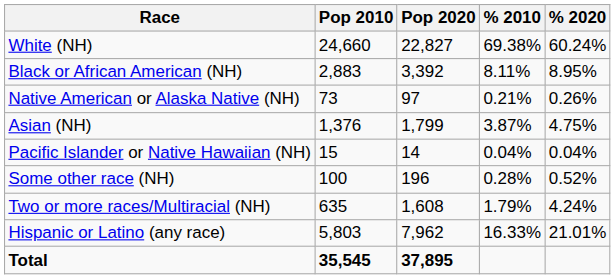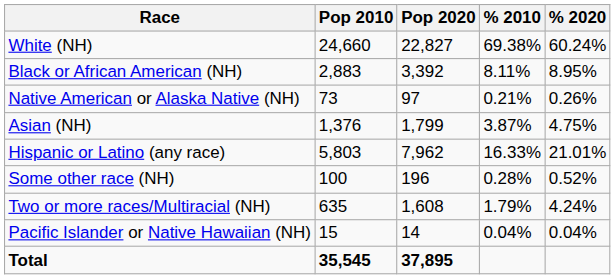rows swapped: (160, 152) <-> (117, 233)
